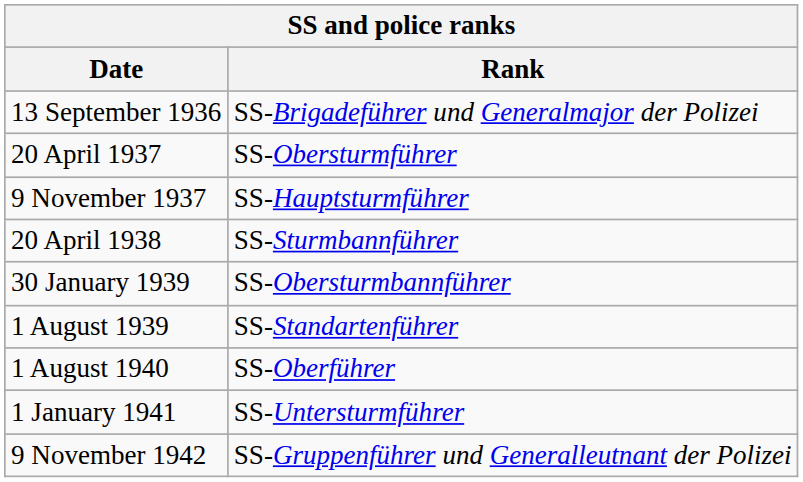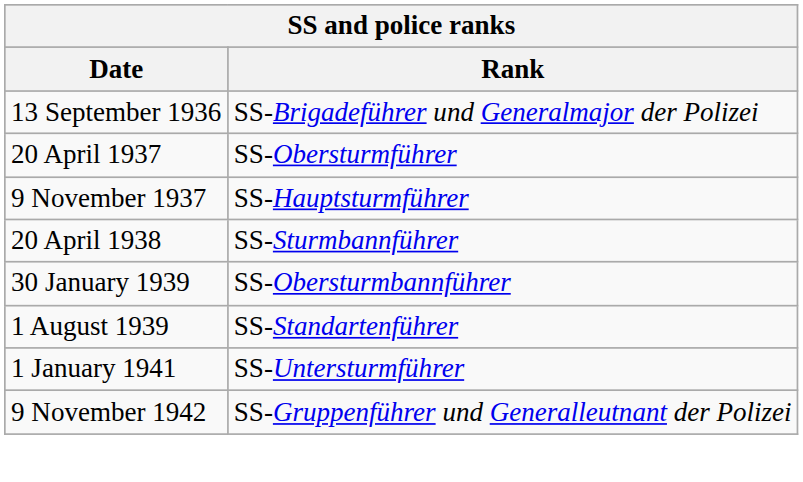- row: (90, 369)
